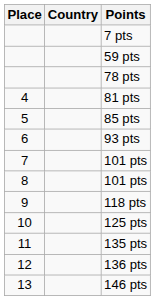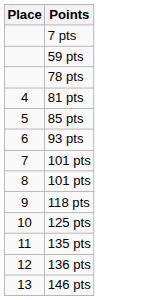- column: (73, 14)
